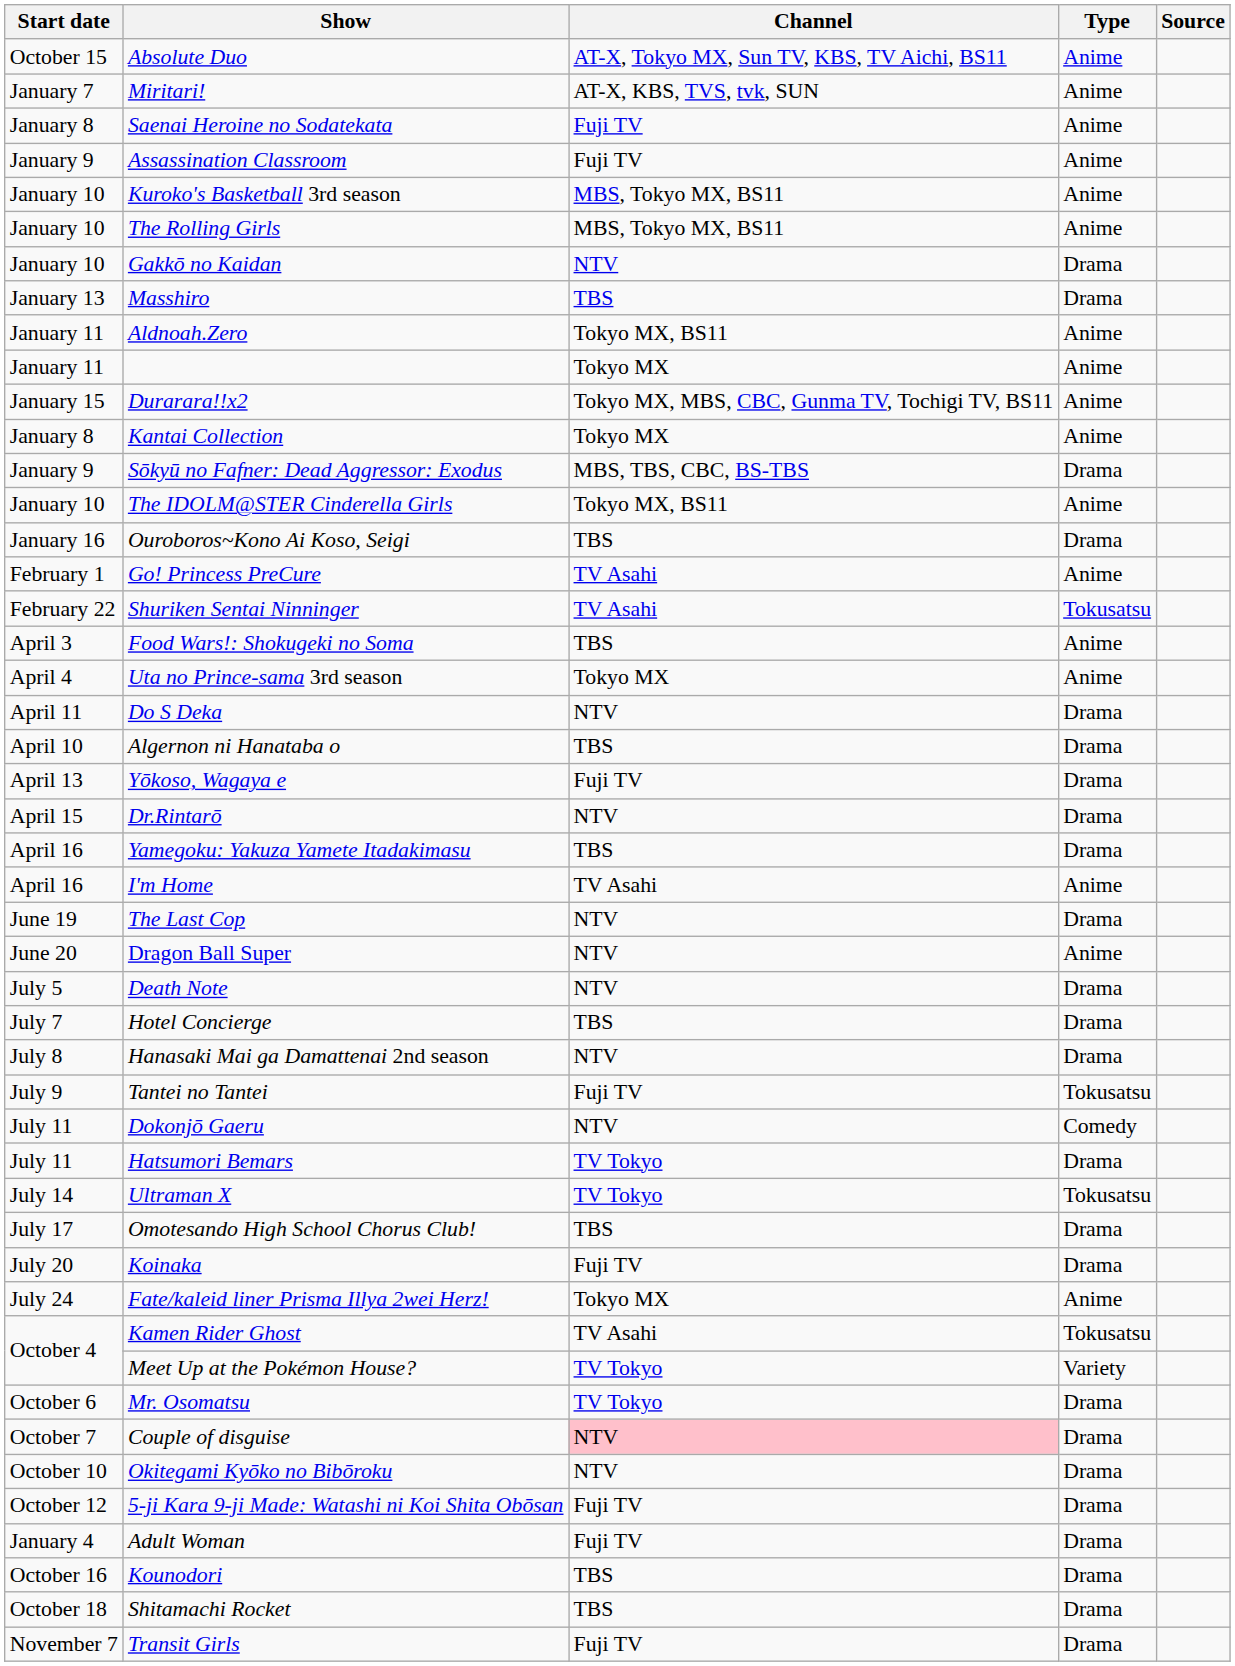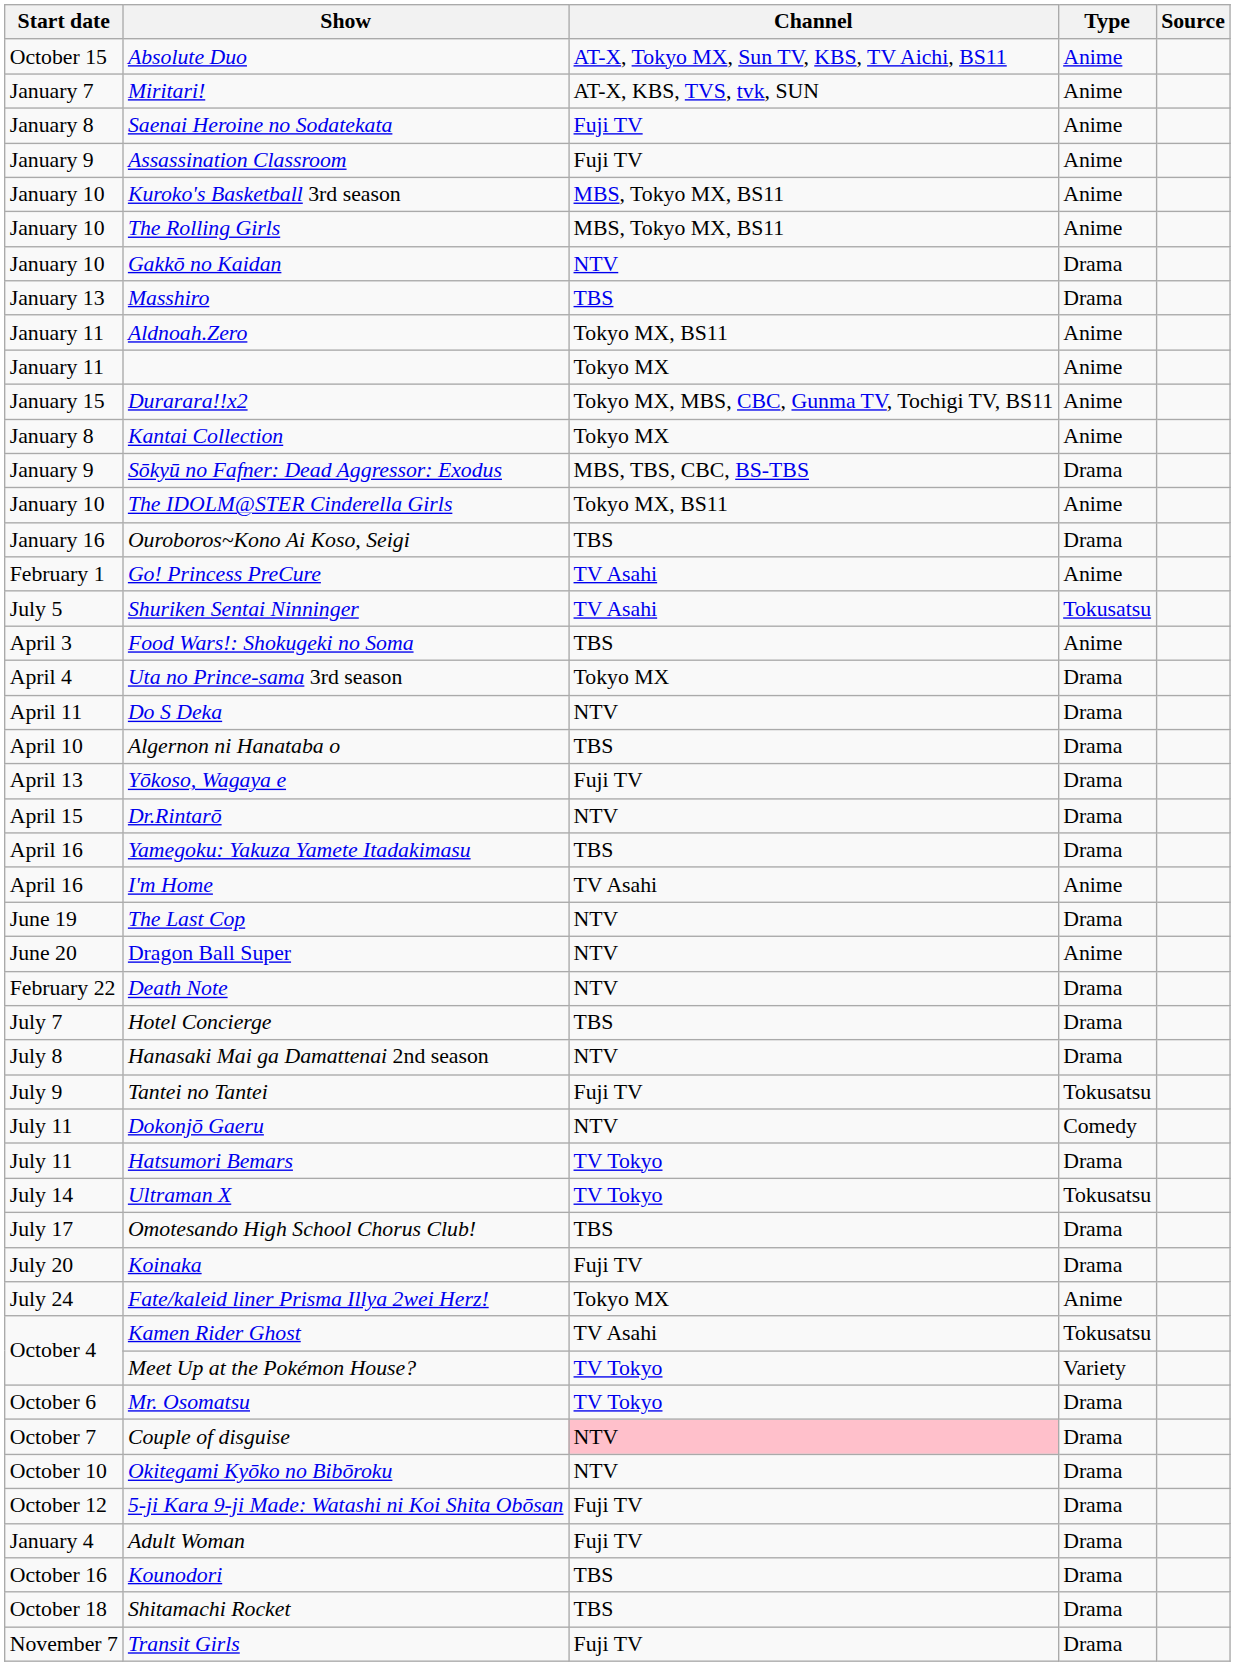(63, 608) February 22 -> (36, 608) July 5
(1093, 677) Anime -> (1093, 677) Drama
(36, 988) July 5 -> (63, 988) February 22
